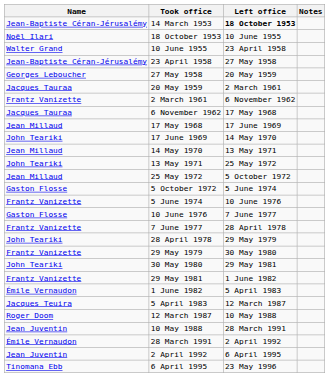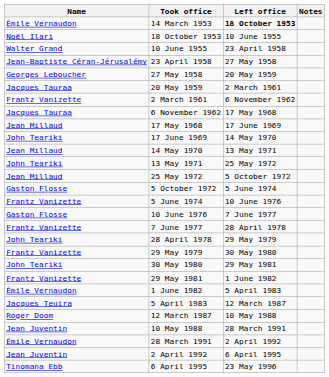(77, 23) Jean-Baptiste Céran-Jérusalémy -> (41, 23) Émile Vernaudon
